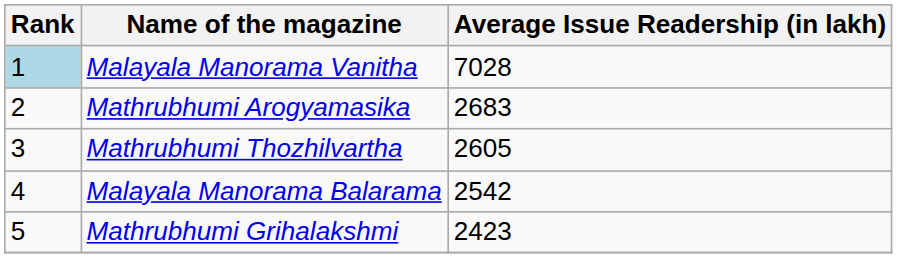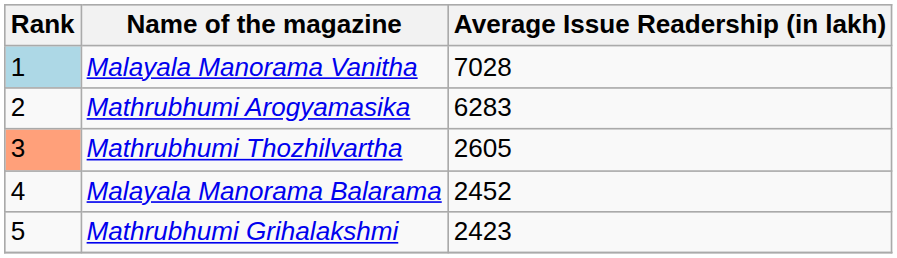(483, 107) 2683 -> (483, 107) 6283
(18, 149) no background -> (18, 149) lightsalmon background
(483, 190) 2542 -> (483, 190) 2452
